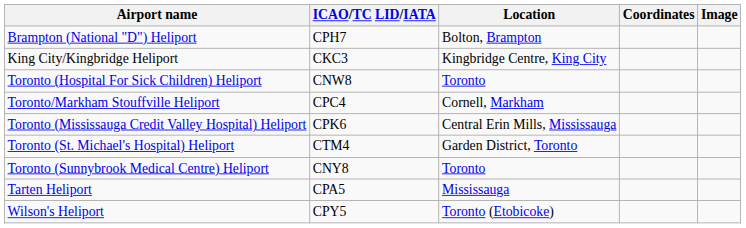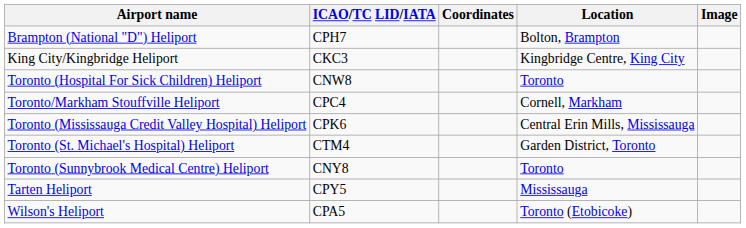columns swapped: (529, 15) <-> (659, 15)
(329, 189) CPA5 -> (330, 189) CPY5
(330, 211) CPY5 -> (329, 211) CPA5
